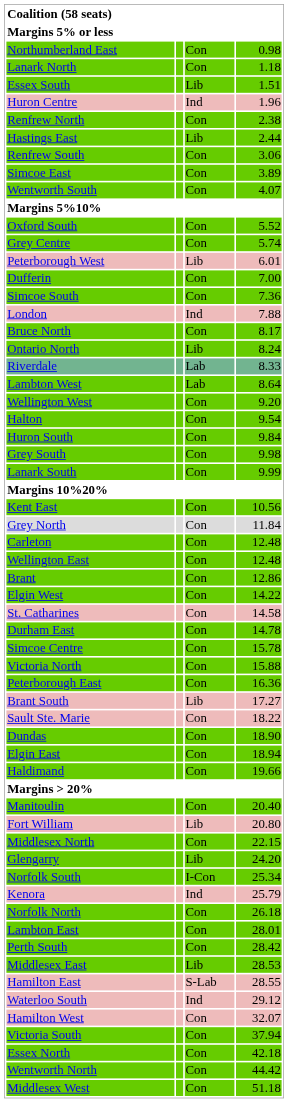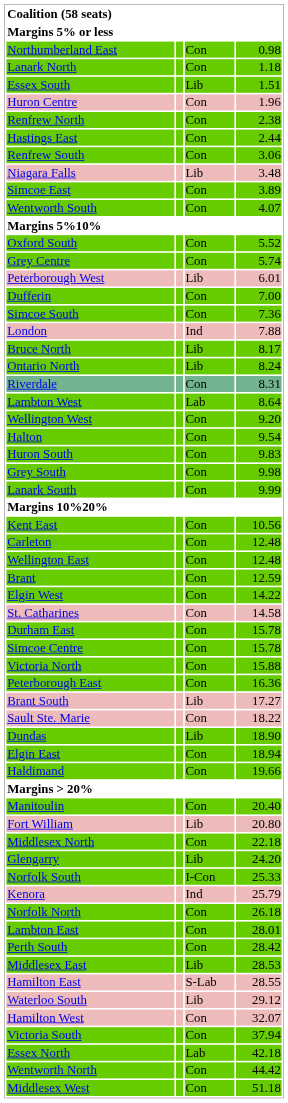(194, 102) Ind -> (196, 102) Con
(194, 137) Lib -> (196, 137) Con
+ row: (42, 172)
(196, 331) Con -> (194, 348) Lib
(195, 366) Lab -> (196, 384) Con
(270, 366) 8.33 -> (270, 384) 8.31
(270, 436) 9.84 -> (270, 454) 9.83
- row: (37, 524)
(266, 577) 12.86 -> (266, 577) 12.59
(266, 630) 14.78 -> (266, 630) 15.78
(196, 736) Con -> (194, 736) Lib
(266, 841) 22.15 -> (266, 841) 22.18
(266, 876) 25.34 -> (266, 876) 25.33
(194, 1000) Ind -> (194, 1000) Lib
(196, 1052) Con -> (195, 1052) Lab
